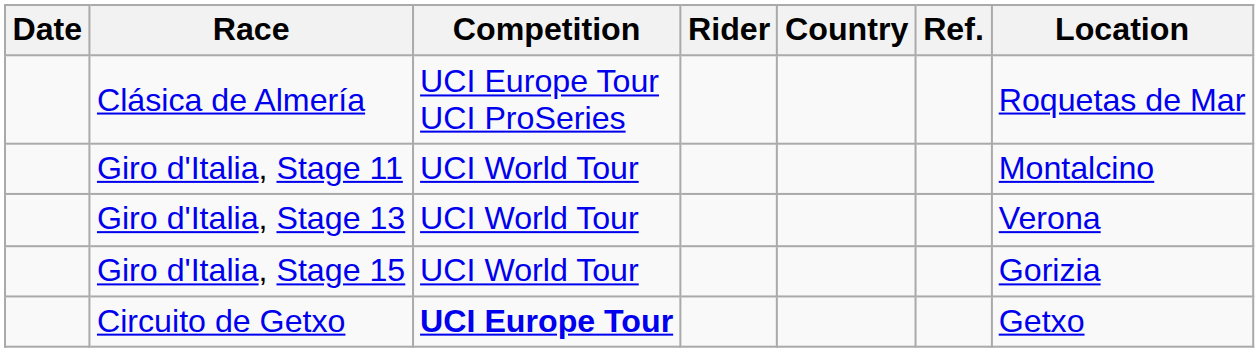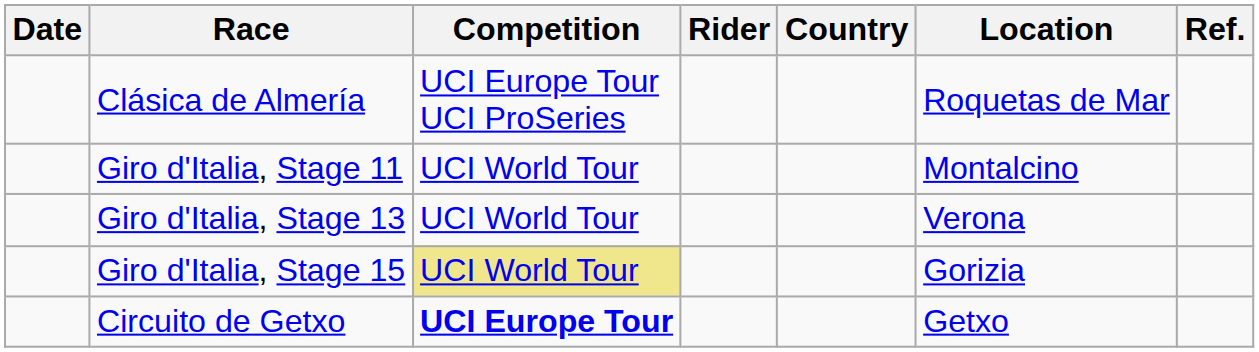columns swapped: (1122, 30) <-> (954, 30)
(529, 270) no background -> (529, 270) khaki background
